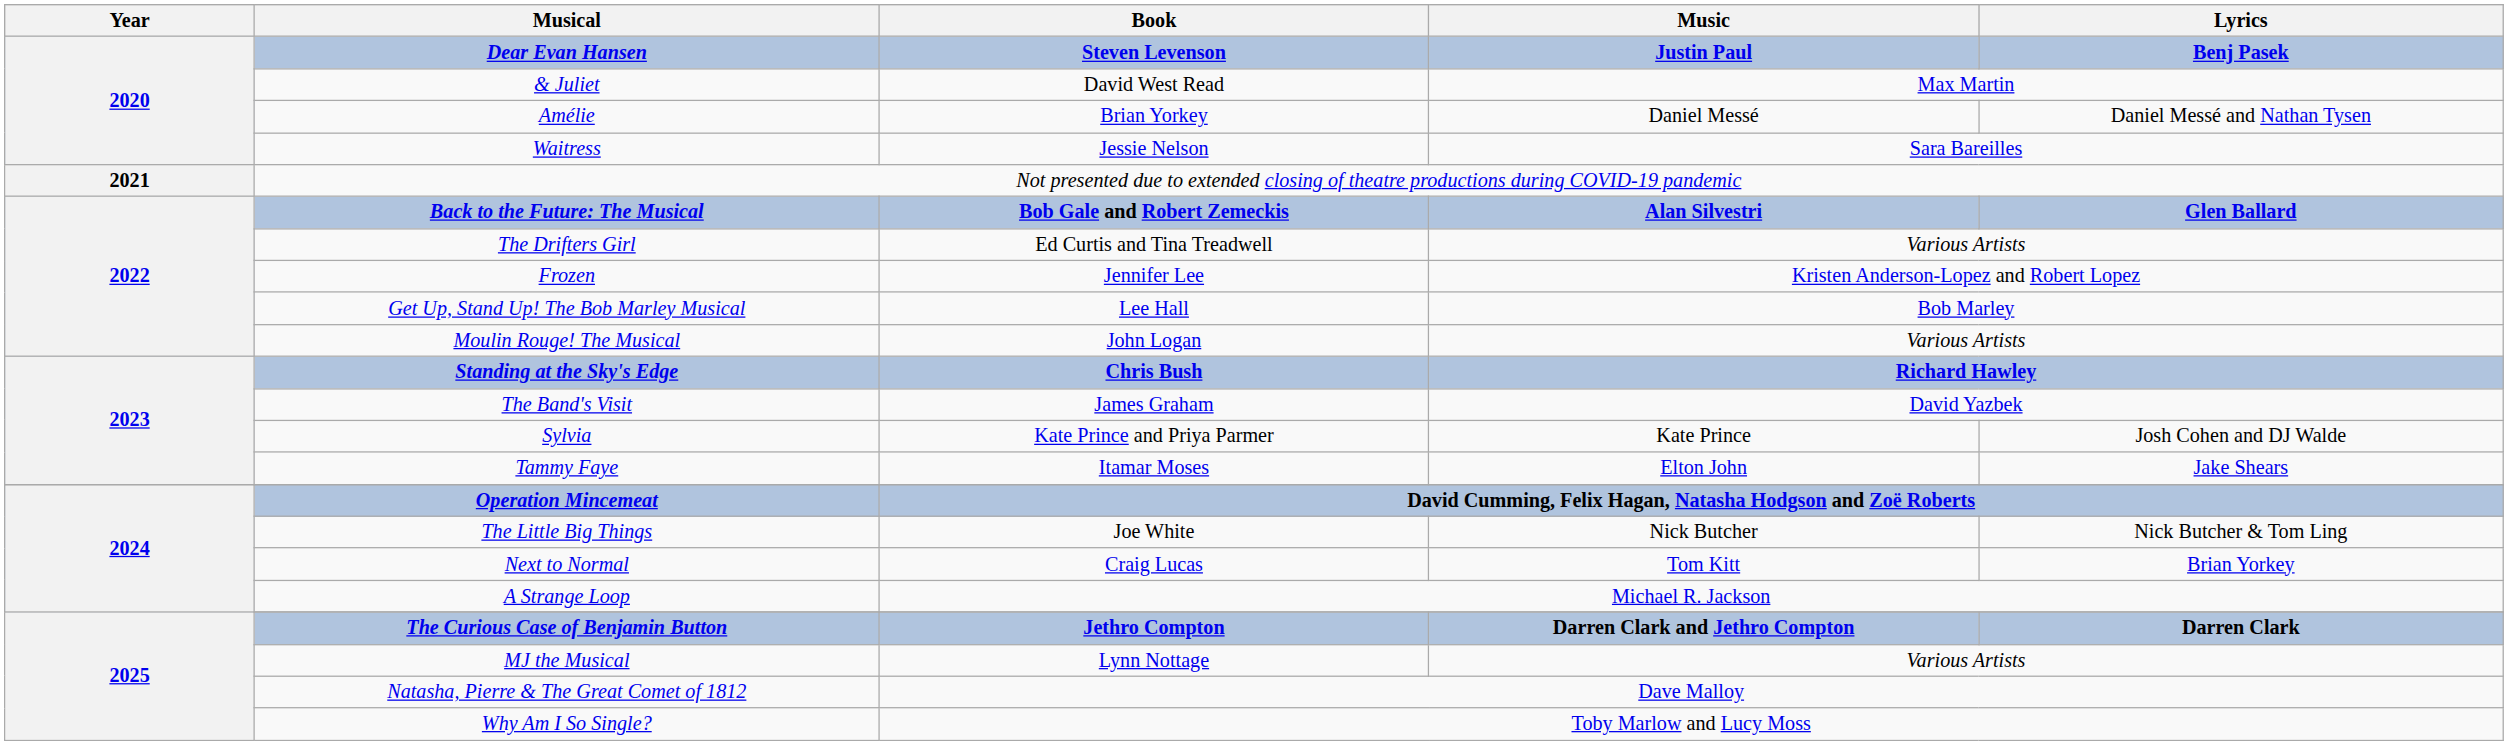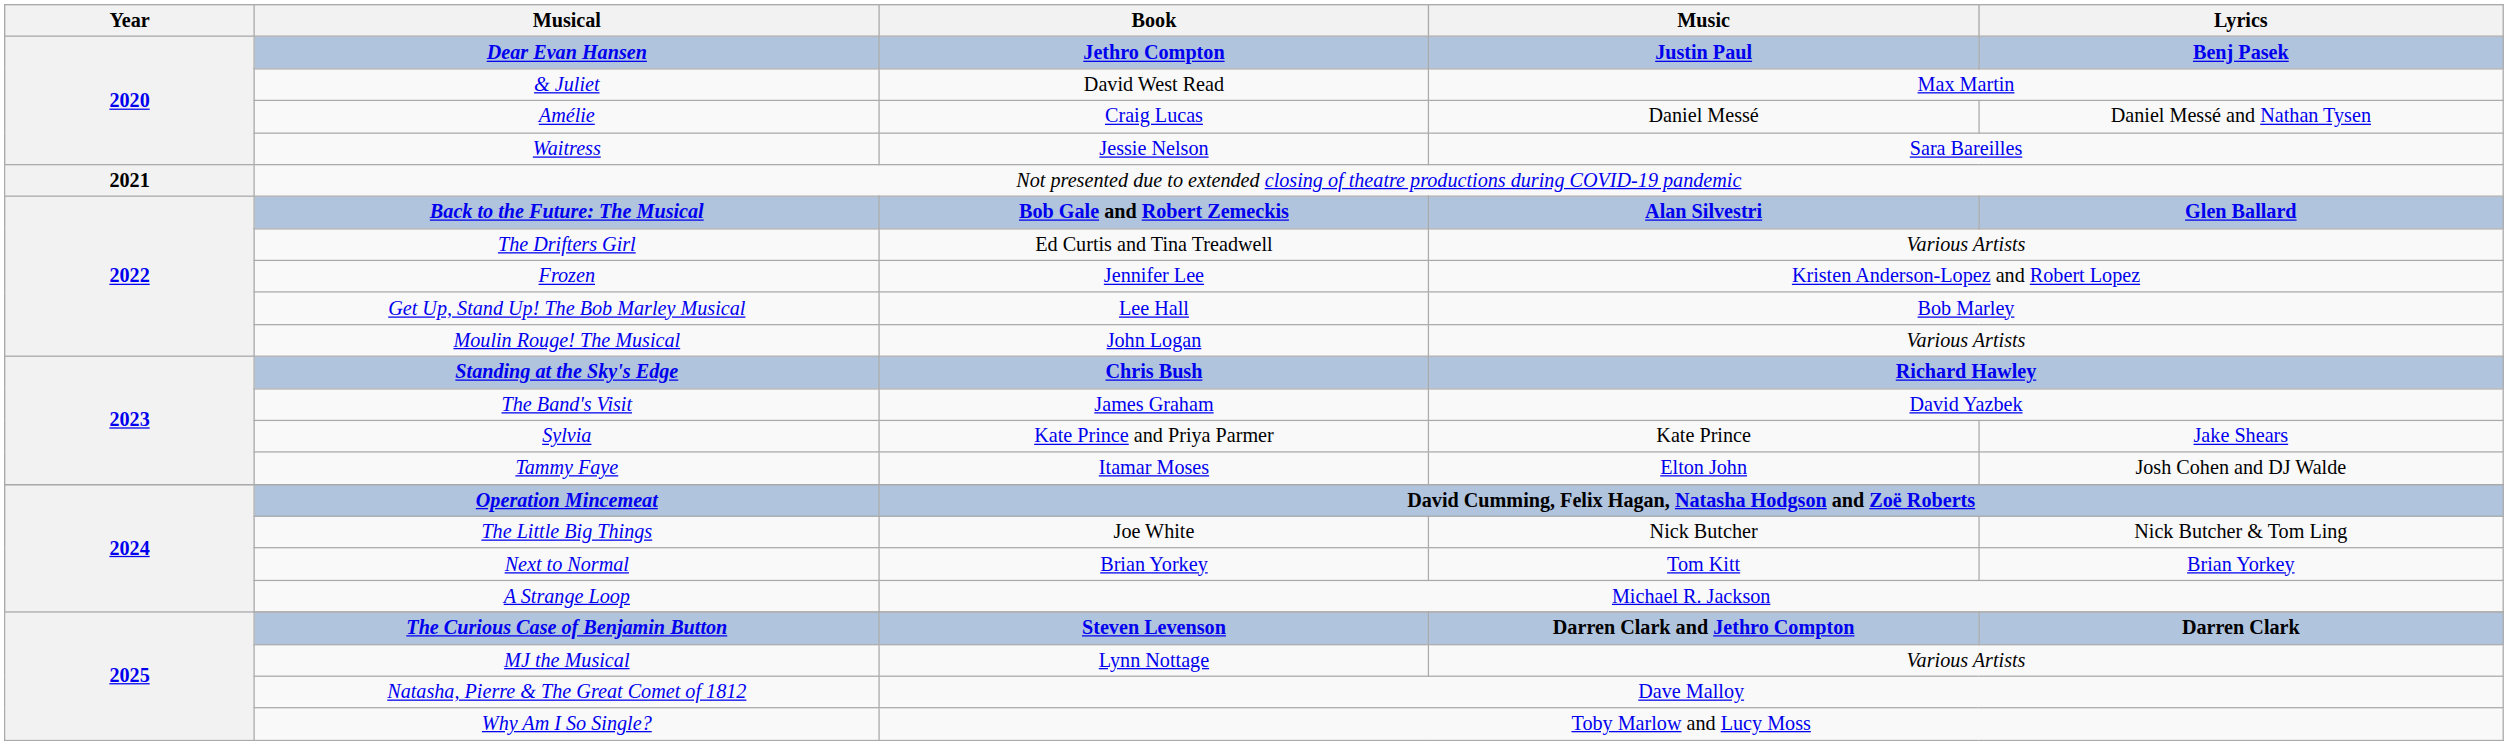(1154, 52) Steven Levenson -> (1154, 52) Jethro Compton
(1154, 116) Brian Yorkey -> (1154, 116) Craig Lucas
(2241, 436) Josh Cohen and DJ Walde -> (2241, 436) Jake Shears
(2241, 468) Jake Shears -> (2241, 468) Josh Cohen and DJ Walde
(1154, 564) Craig Lucas -> (1154, 564) Brian Yorkey
(1154, 627) Jethro Compton -> (1154, 627) Steven Levenson
